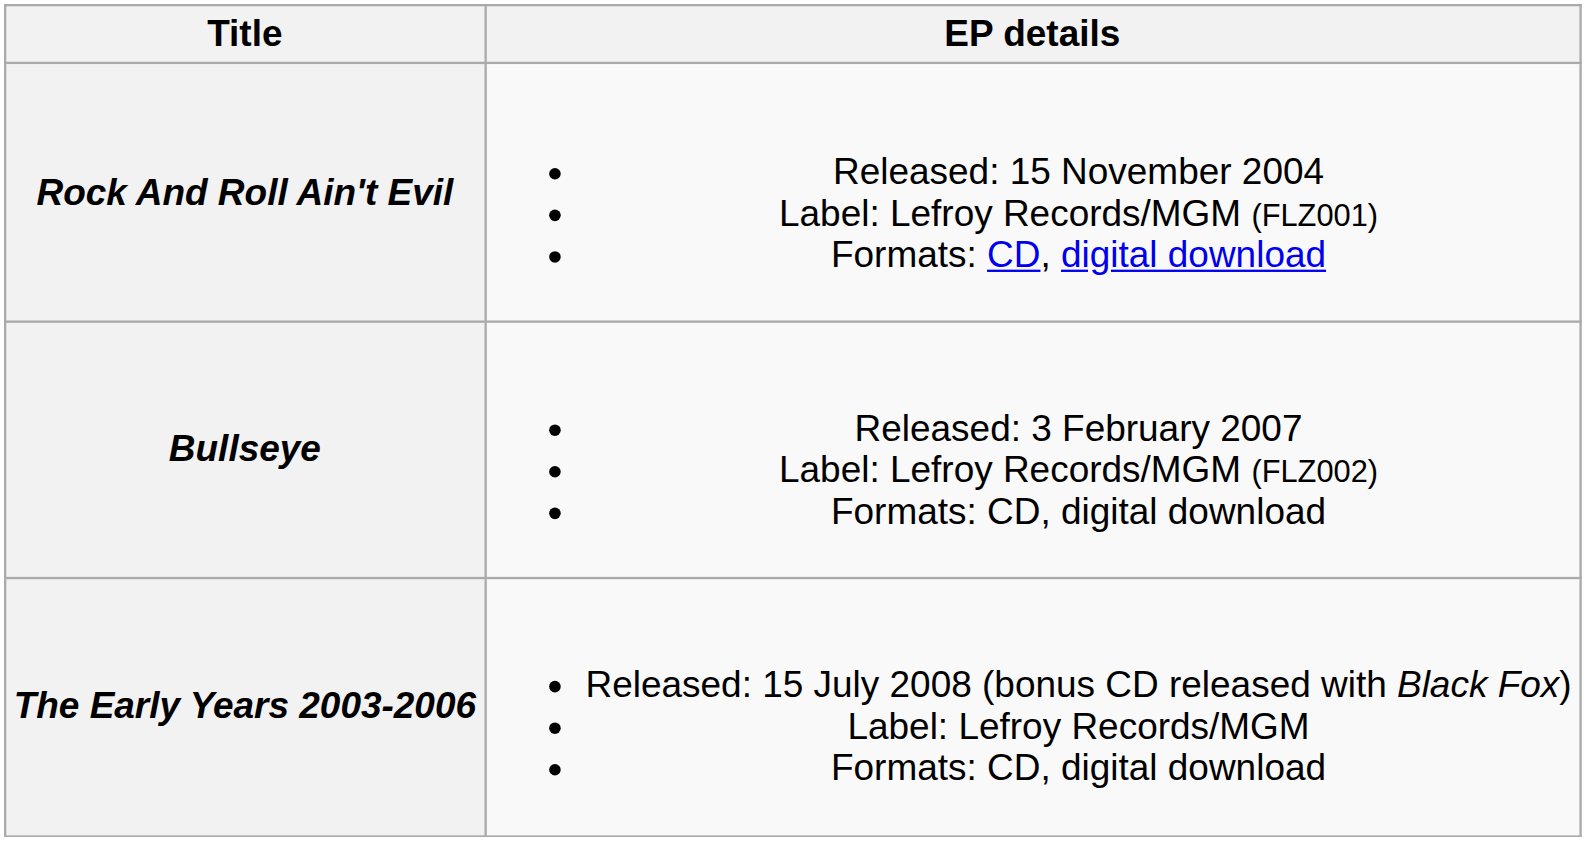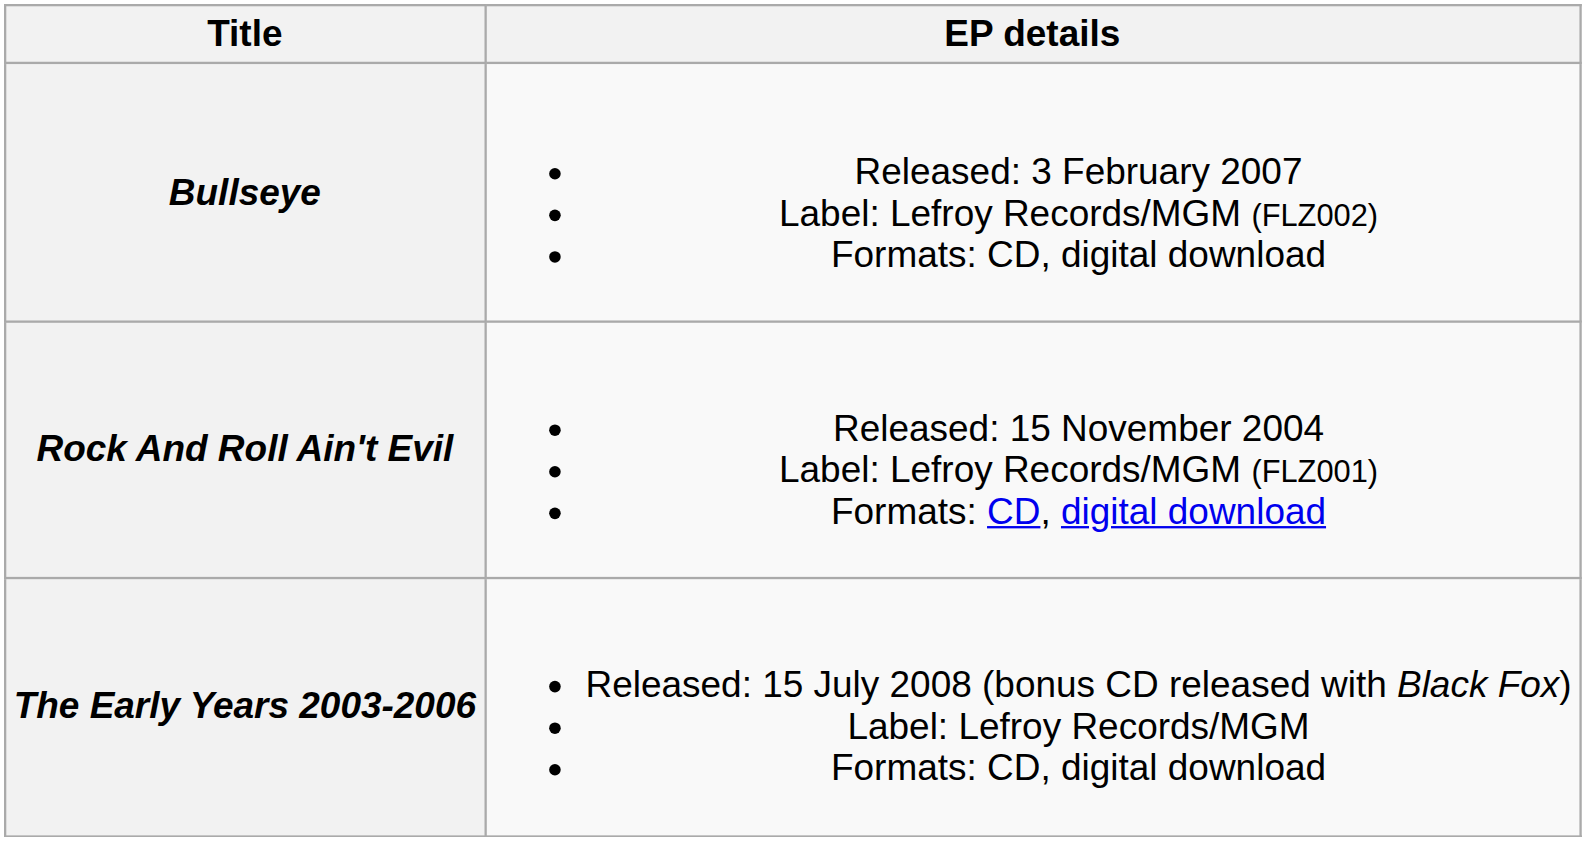rows swapped: (245, 191) <-> (245, 449)
